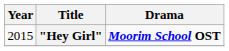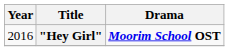(20, 35) 2015 -> (20, 35) 2016
